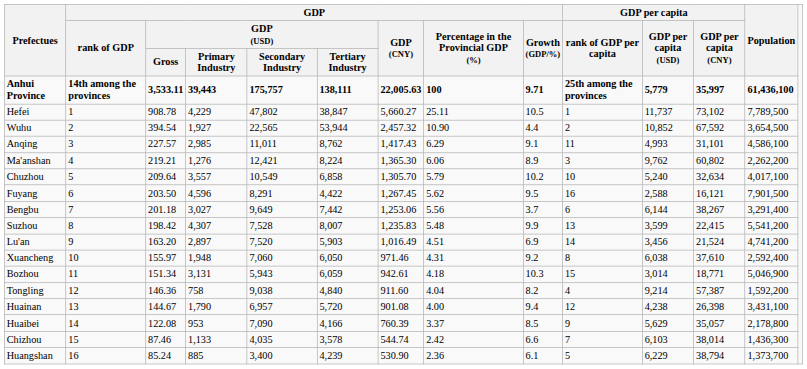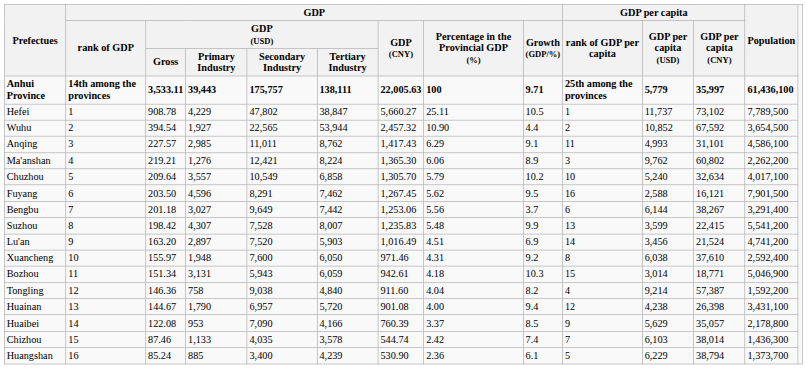(331, 193) 4,422 -> (331, 193) 7,462
(261, 258) 7,060 -> (261, 258) 7,600
(532, 339) 6.6 -> (532, 339) 7.4
